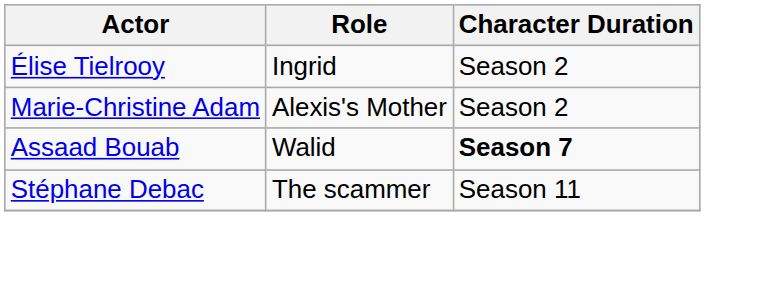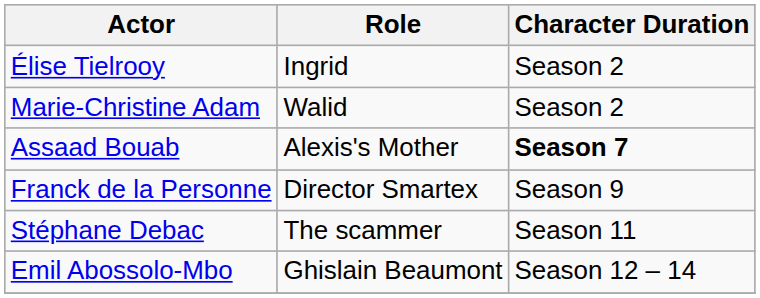(359, 107) Alexis's Mother -> (315, 107) Walid
(304, 148) Walid -> (371, 148) Alexis's Mother
+ row: (141, 189)
+ row: (122, 271)
